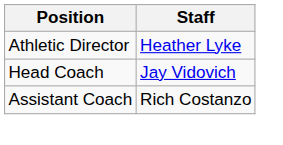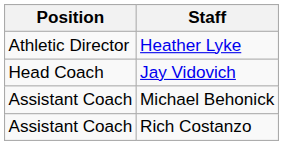+ row: (207, 99)
